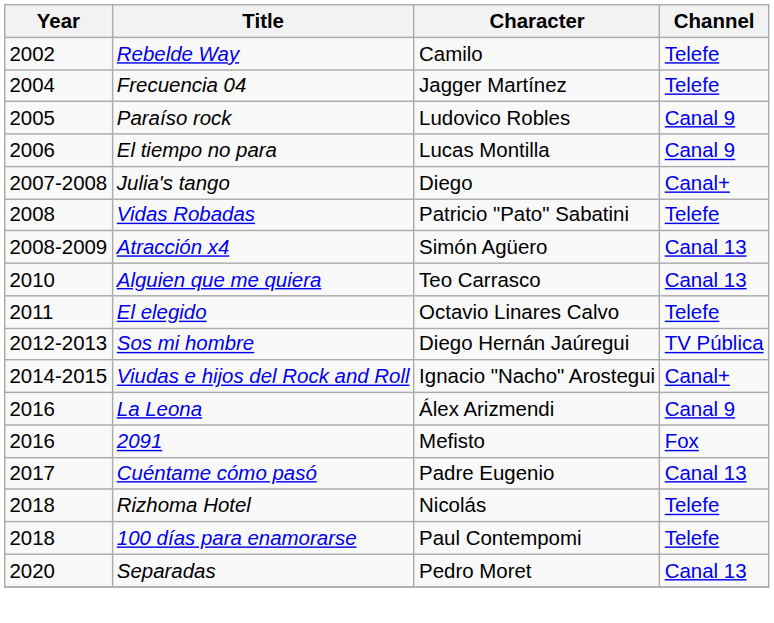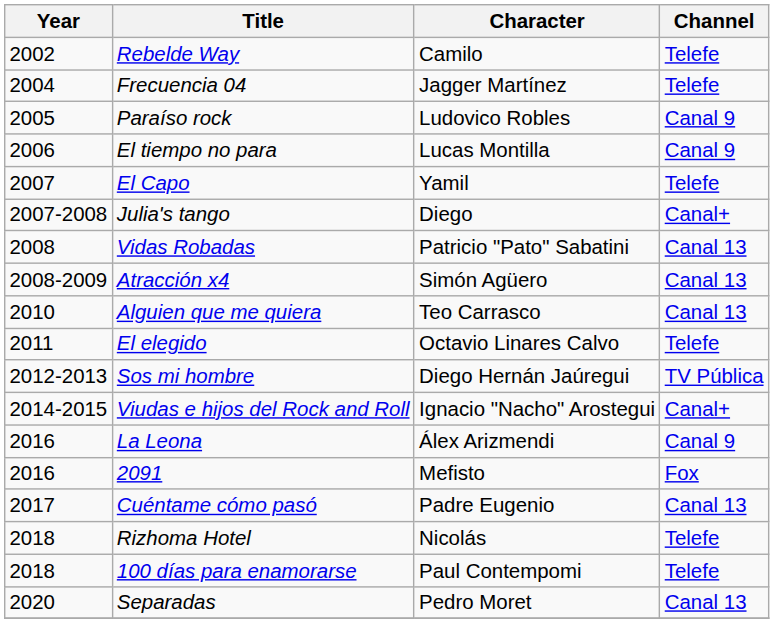+ row: (153, 183)
(692, 215) Telefe -> (706, 247) Canal 13
